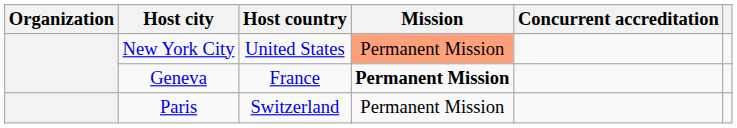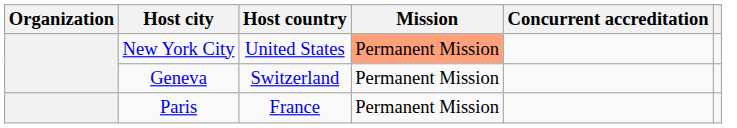(295, 78) France -> (295, 78) Switzerland
(432, 78) bold -> (427, 78) normal
(295, 107) Switzerland -> (295, 107) France
